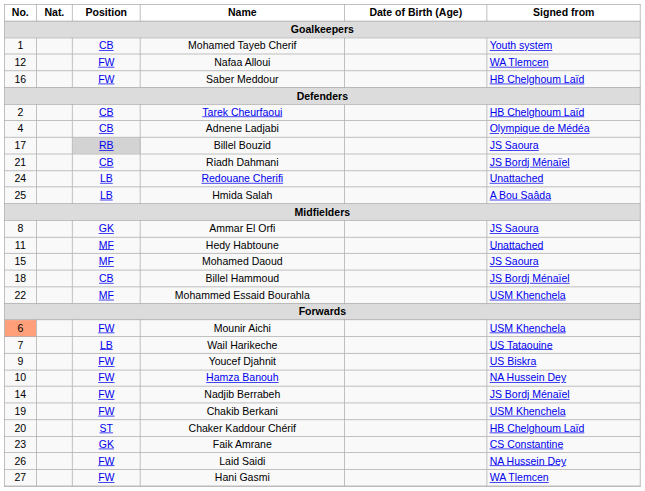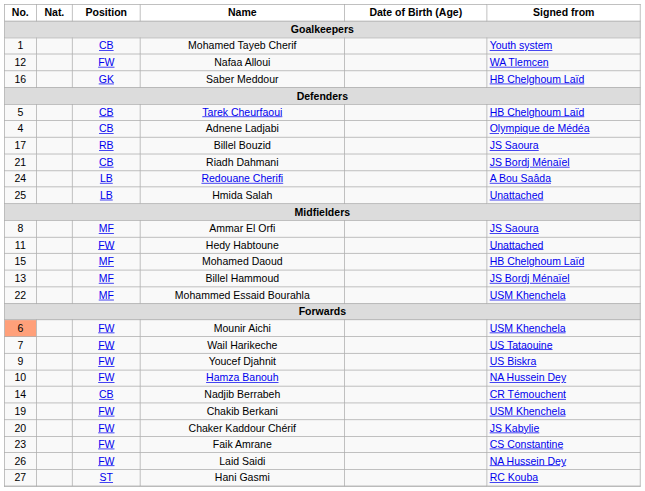(106, 79) FW -> (106, 79) GK
(20, 113) 2 -> (20, 113) 5
(106, 146) lightgrey background -> (106, 146) no background
(517, 179) Unattached -> (520, 179) A Bou Saâda
(520, 196) A Bou Saâda -> (517, 196) Unattached
(106, 229) GK -> (106, 229) MF
(106, 246) MF -> (106, 246) FW
(514, 262) JS Saoura -> (537, 262) HB Chelghoum Laïd
(20, 279) 18 -> (20, 279) 13
(106, 279) CB -> (106, 279) MF
(106, 345) LB -> (106, 345) FW
(106, 395) FW -> (106, 395) CB
(530, 395) JS Bordj Ménaïel -> (528, 395) CR Témouchent
(106, 428) ST -> (106, 428) FW
(537, 428) HB Chelghoum Laïd -> (514, 428) JS Kabylie
(106, 445) GK -> (106, 445) FW
(106, 478) FW -> (106, 478) ST
(519, 478) WA Tlemcen -> (514, 478) RC Kouba
